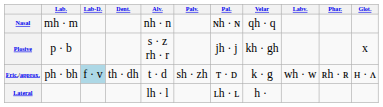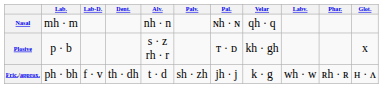(227, 49) jh · j -> (227, 49) ᴛ · ᴅ
(93, 74) lightblue background -> (93, 74) no background
(227, 74) ᴛ · ᴅ -> (227, 74) jh · j
- row: (23, 93)
